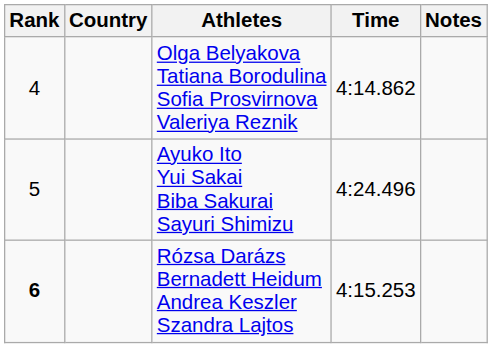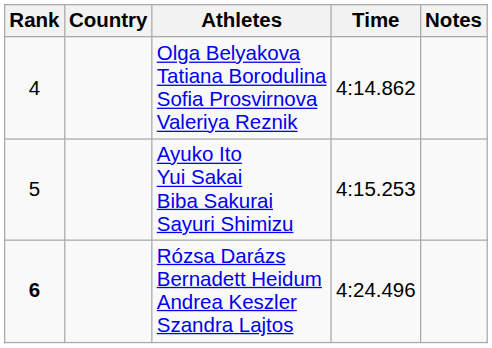(376, 189) 4:24.496 -> (376, 189) 4:15.253
(376, 290) 4:15.253 -> (376, 290) 4:24.496
